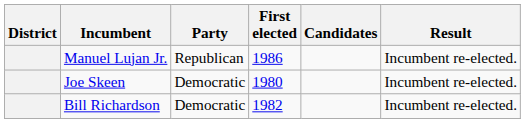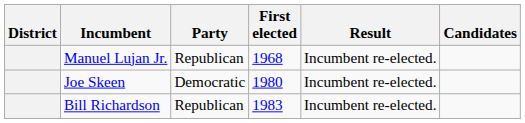columns swapped: (451, 33) <-> (341, 33)
(267, 57) 1986 -> (267, 57) 1968
(210, 105) Democratic -> (209, 105) Republican
(267, 105) 1982 -> (267, 105) 1983
